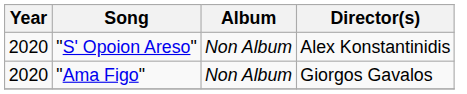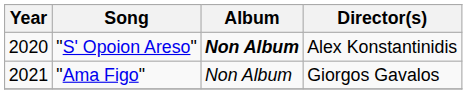(249, 46) normal -> (252, 46) bold
(28, 74) 2020 -> (28, 74) 2021
